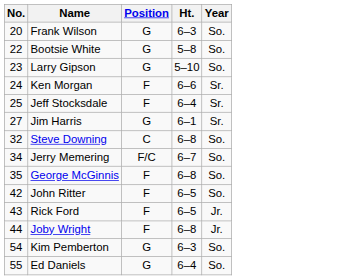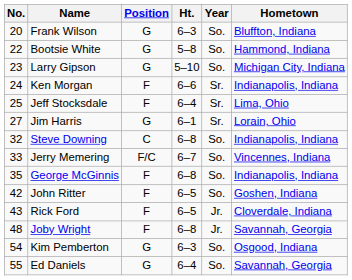+ column: (289, 13)
(16, 157) 34 -> (16, 157) 33
(16, 229) 44 -> (16, 229) 48
